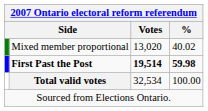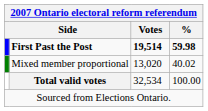rows swapped: (52, 64) <-> (70, 47)
